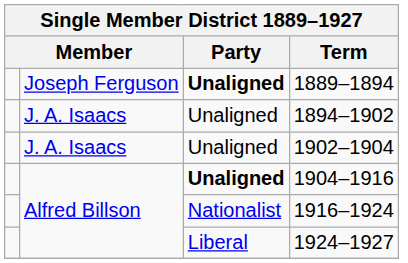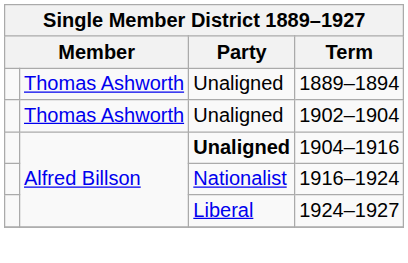(101, 83) Joseph Ferguson -> (104, 83) Thomas Ashworth
(236, 83) bold -> (238, 83) normal
- row: (344, 115)
(75, 147) J. A. Isaacs -> (104, 115) Thomas Ashworth
